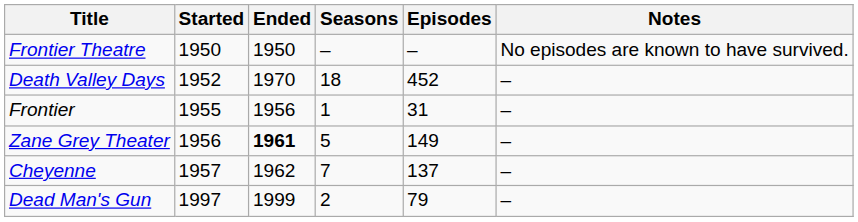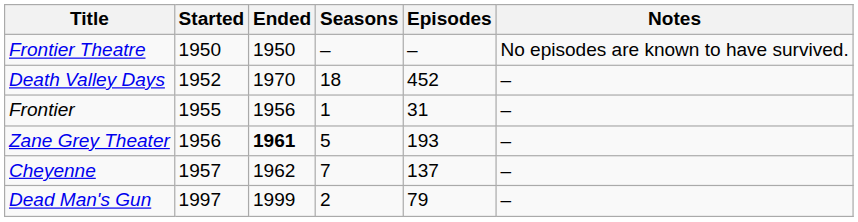(423, 140) 149 -> (423, 140) 193
